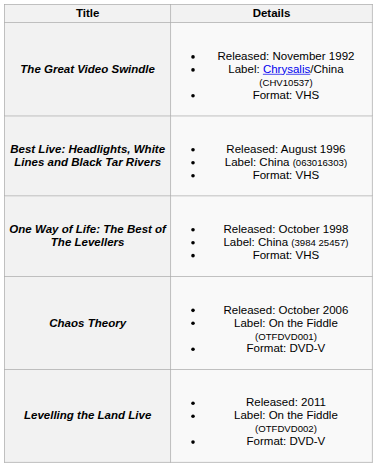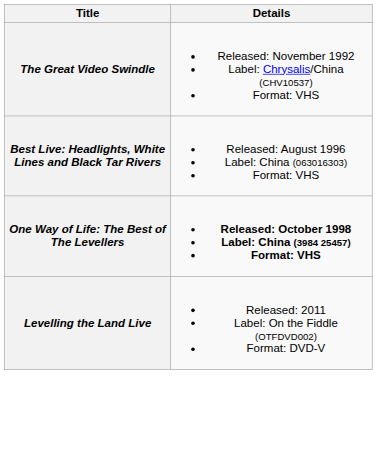(272, 243) normal -> (272, 243) bold
- row: (88, 322)
